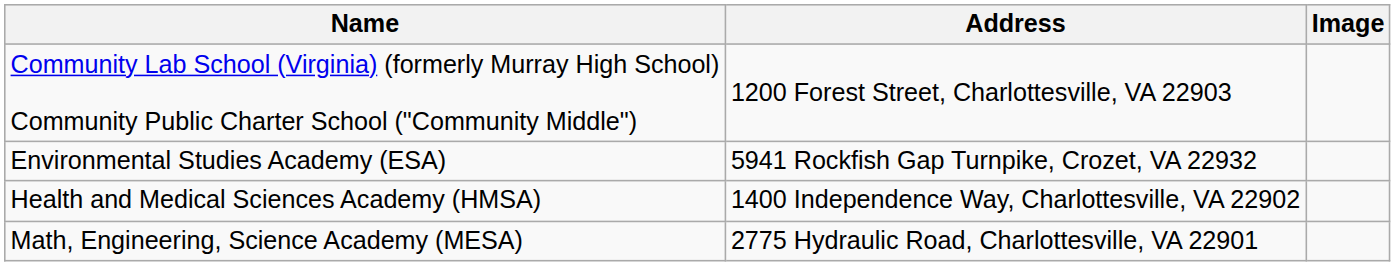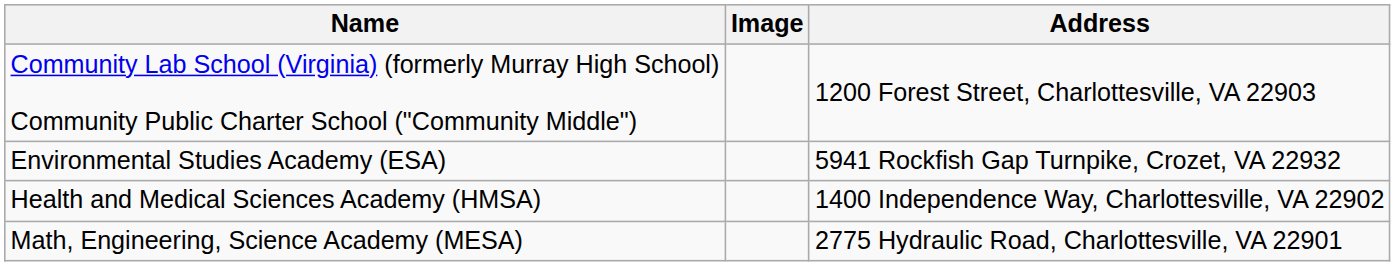columns swapped: (1016, 24) <-> (1348, 24)
